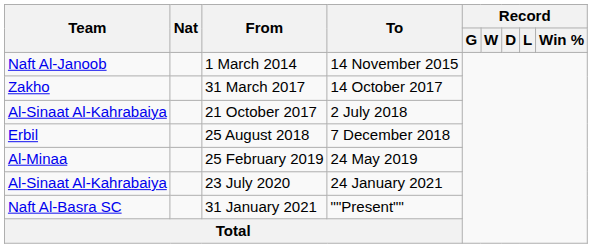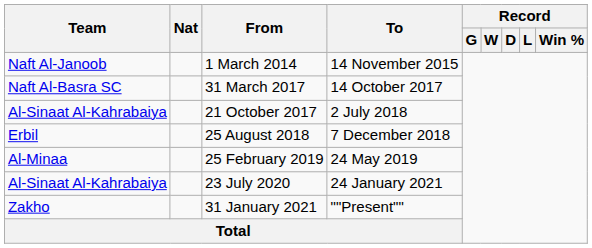(29, 87) Zakho -> (65, 87) Naft Al-Basra SC
(65, 207) Naft Al-Basra SC -> (29, 207) Zakho
